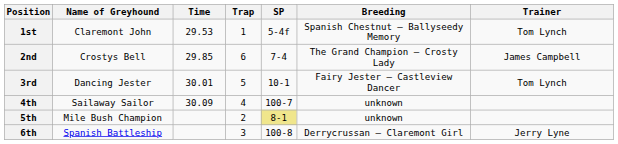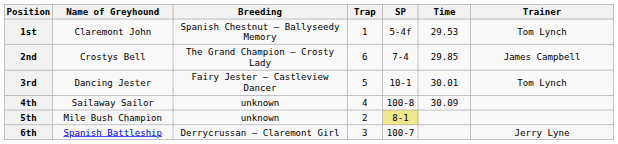columns swapped: (384, 12) <-> (199, 12)
(279, 103) 100-7 -> (401, 103) 100-8
(279, 132) 100-8 -> (401, 132) 100-7
